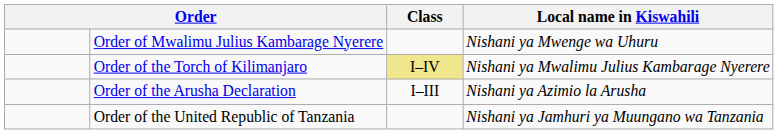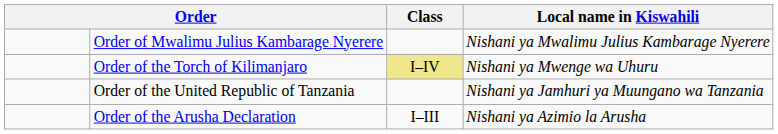(562, 41) Nishani ya Mwenge wa Uhuru -> (618, 41) Nishani ya Mwalimu Julius Kambarage Nyerere
(618, 66) Nishani ya Mwalimu Julius Kambarage Nyerere -> (562, 66) Nishani ya Mwenge wa Uhuru
rows swapped: (224, 116) <-> (195, 91)
